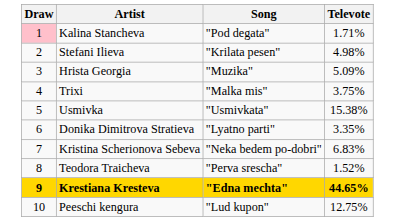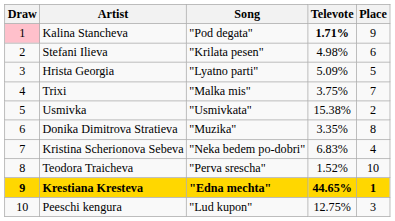+ column: (373, 14)
(349, 33) normal -> (332, 33) bold
(229, 71) "Muzika" -> (224, 71) "Lyatno parti"
(240, 129) "Lyatno parti" -> (213, 129) "Muzika"
